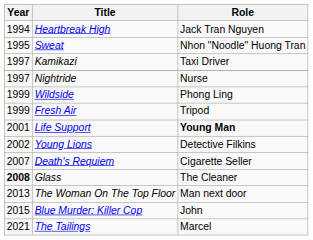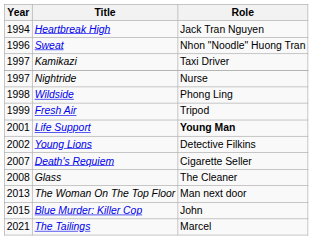(18, 45) 1995 -> (18, 45) 1996
(18, 95) 1999 -> (18, 95) 1998
(18, 177) bold -> (18, 177) normal
